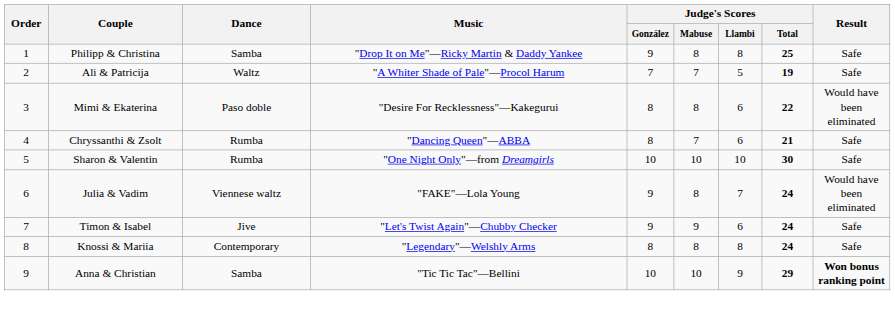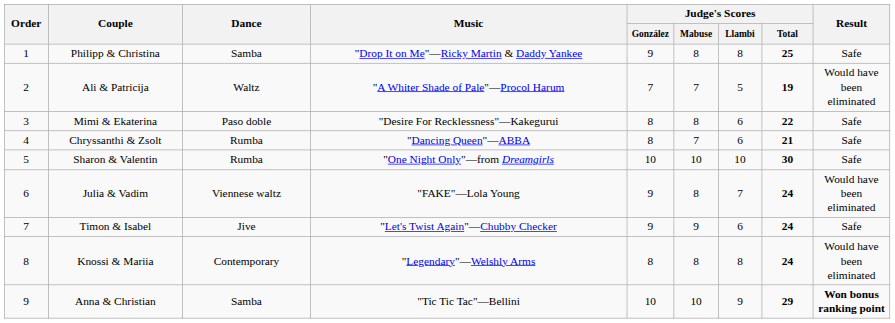(851, 73) Safe -> (851, 87) Would have been eliminated
(851, 106) Would have been eliminated -> (851, 121) Safe
(851, 246) Safe -> (851, 260) Would have been eliminated
